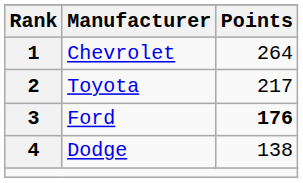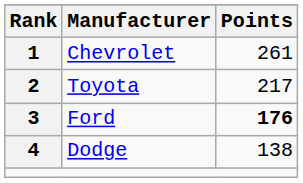(275, 54) 264 -> (275, 54) 261
